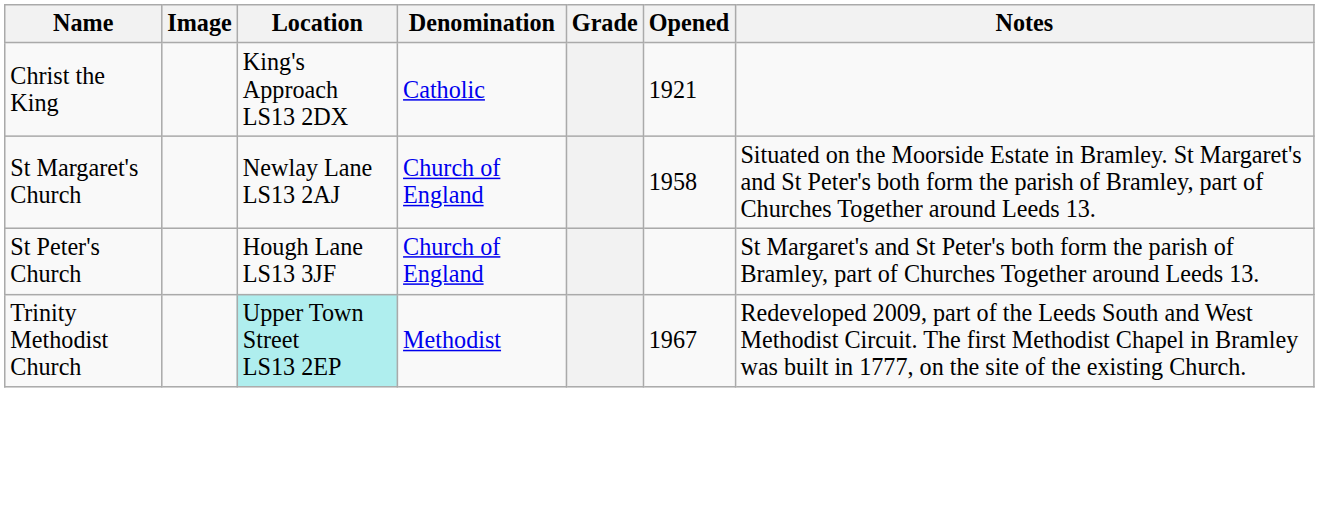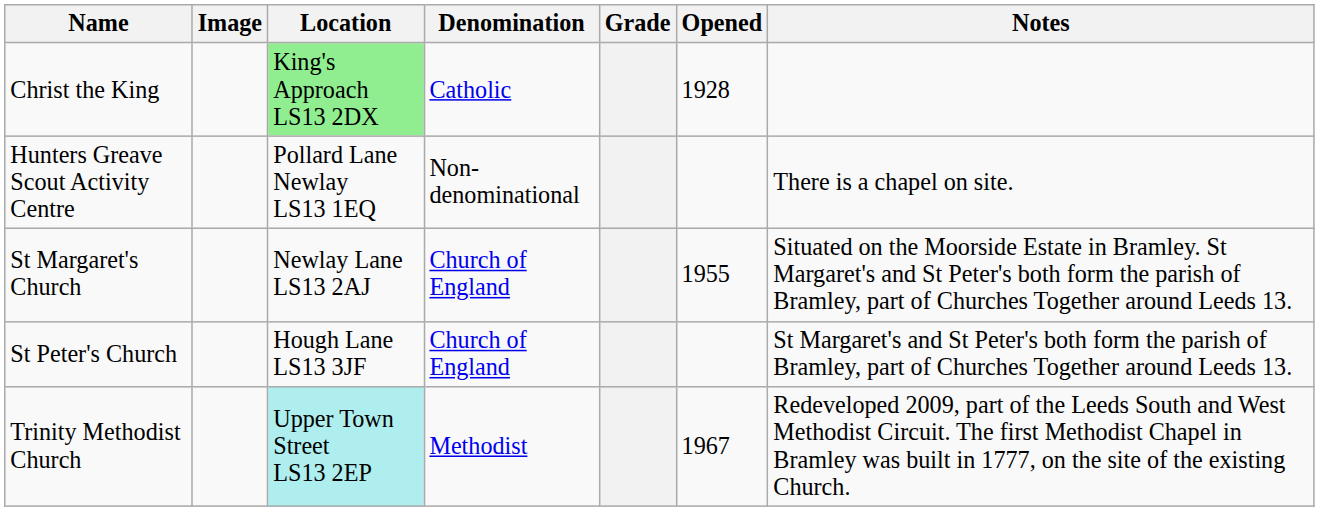(296, 89) no background -> (326, 89) lightgreen background
(673, 89) 1921 -> (706, 89) 1928
+ row: (86, 181)
(673, 181) 1958 -> (706, 274) 1955
